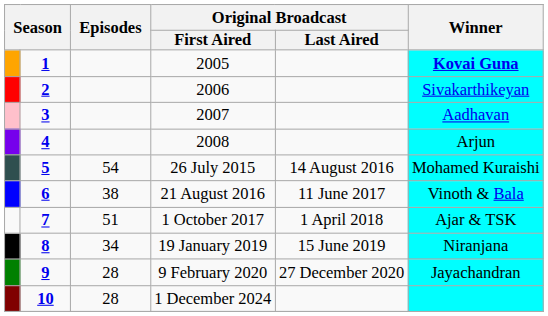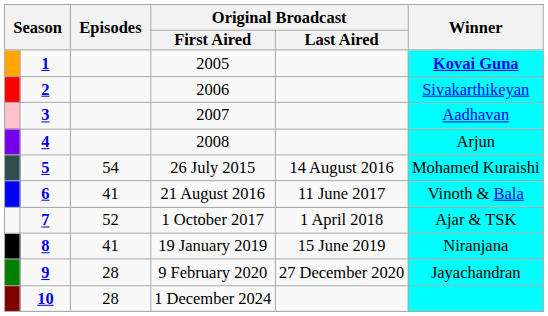(110, 193) 38 -> (110, 193) 41
(110, 220) 51 -> (110, 220) 52
(110, 246) 34 -> (110, 246) 41
